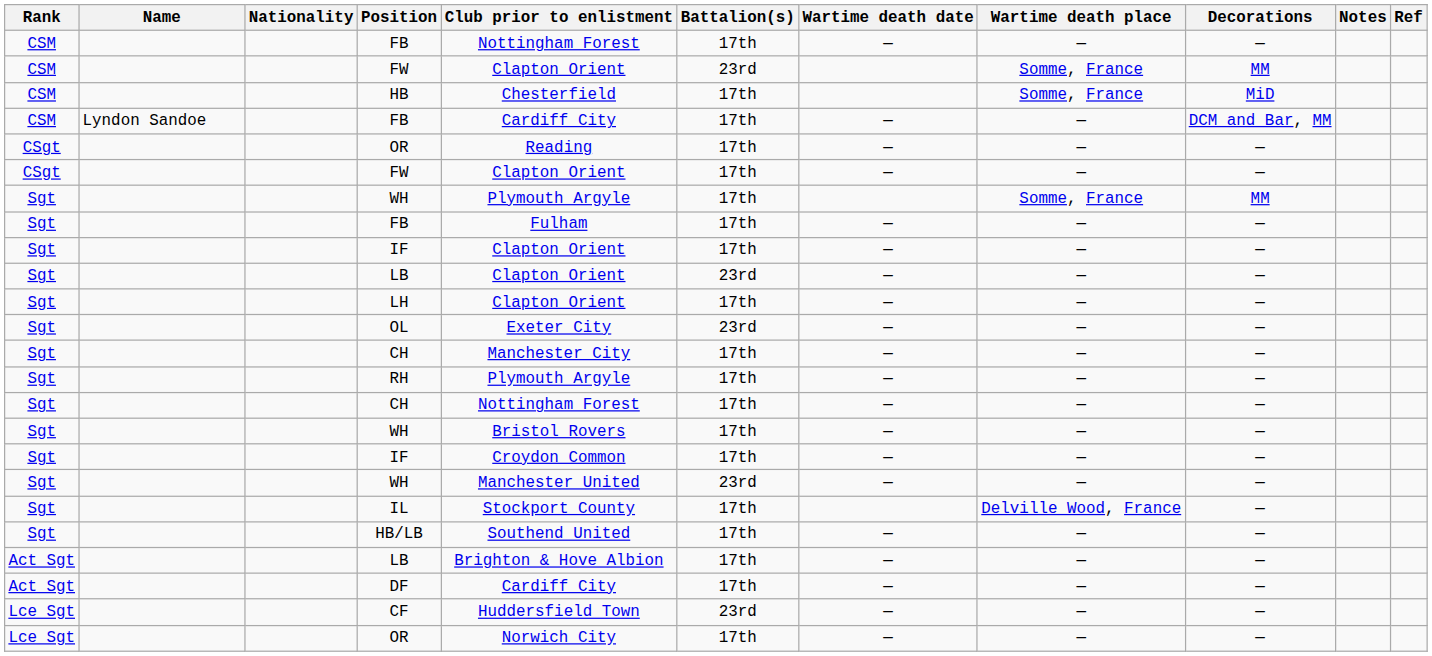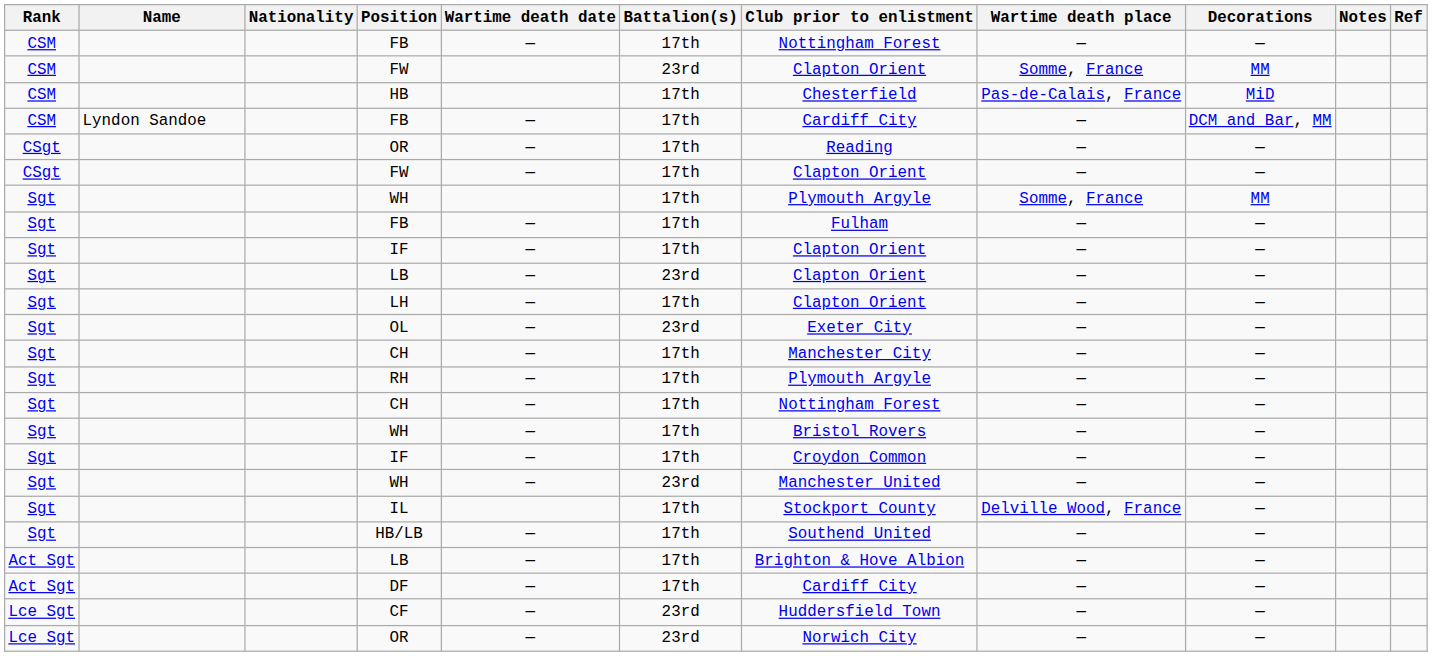columns swapped: (559, 18) <-> (888, 18)
(1081, 95) Somme, France -> (1081, 95) Pas-de-Calais, France
(738, 638) 17th -> (681, 638) 23rd
